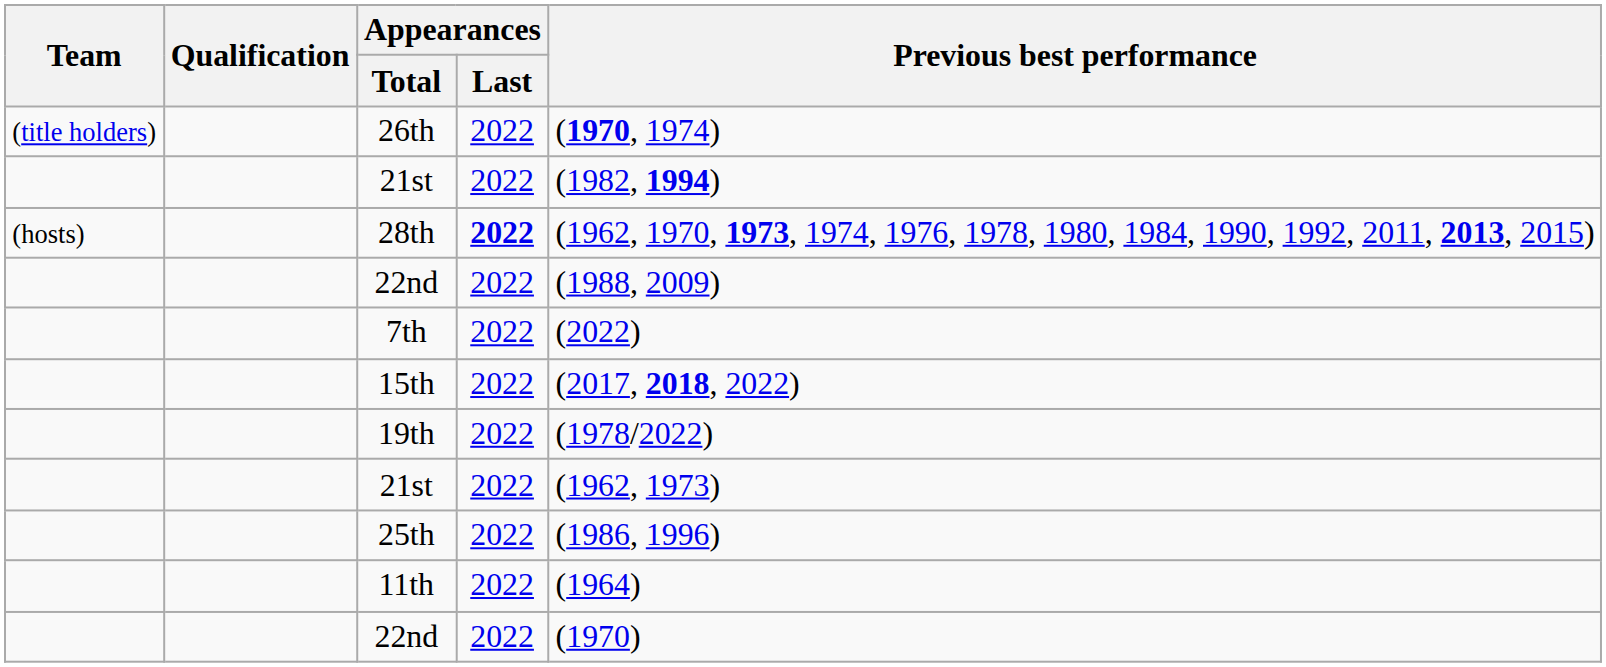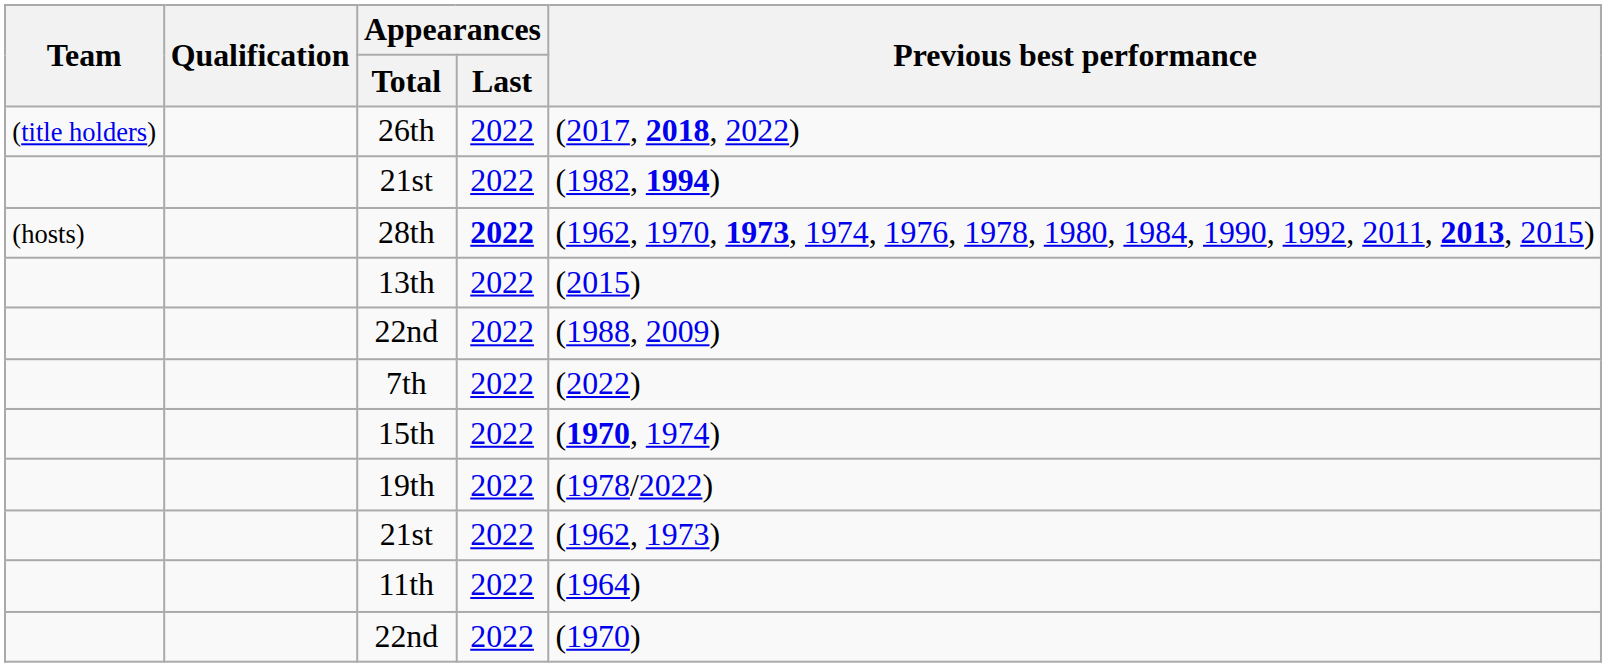(638, 130) (1970, 1974) -> (678, 130) (2017, 2018, 2022)
+ row: (84, 283)
(678, 383) (2017, 2018, 2022) -> (638, 433) (1970, 1974)
- row: (84, 535)
